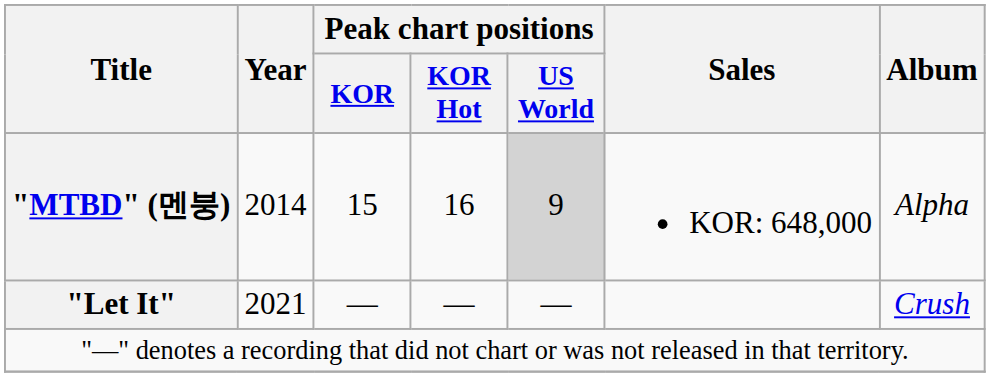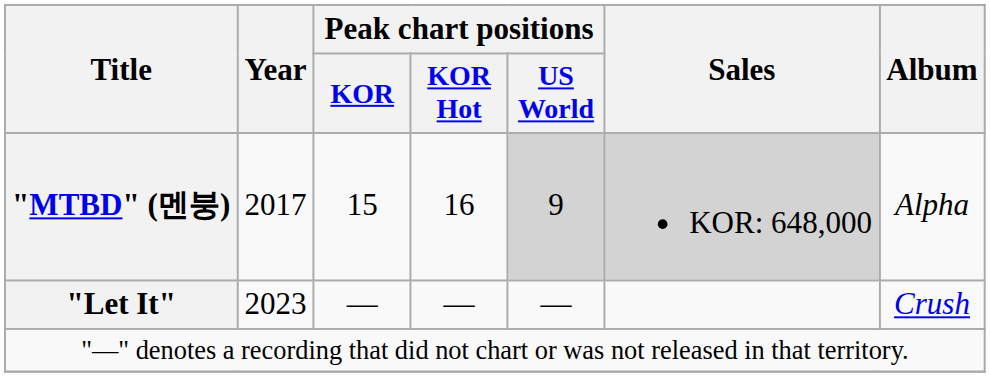(276, 205) 2014 -> (276, 205) 2017
(742, 224) no background -> (742, 224) lightgrey background
(276, 303) 2021 -> (276, 303) 2023
